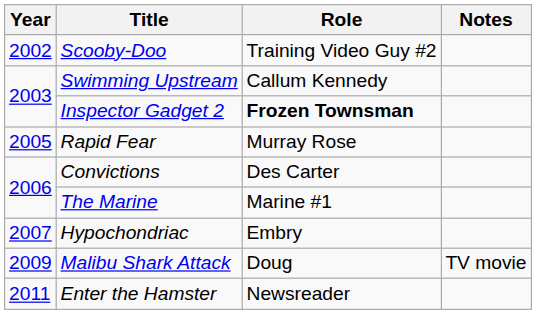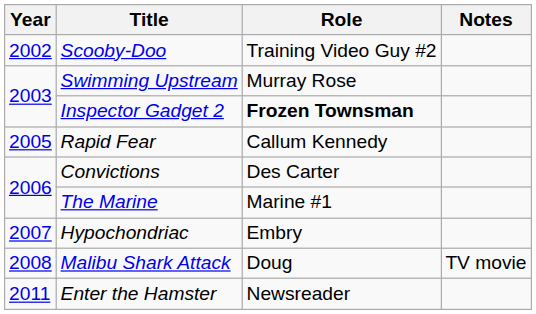(317, 80) Callum Kennedy -> (301, 80) Murray Rose
(301, 141) Murray Rose -> (317, 141) Callum Kennedy
(30, 263) 2009 -> (30, 263) 2008
